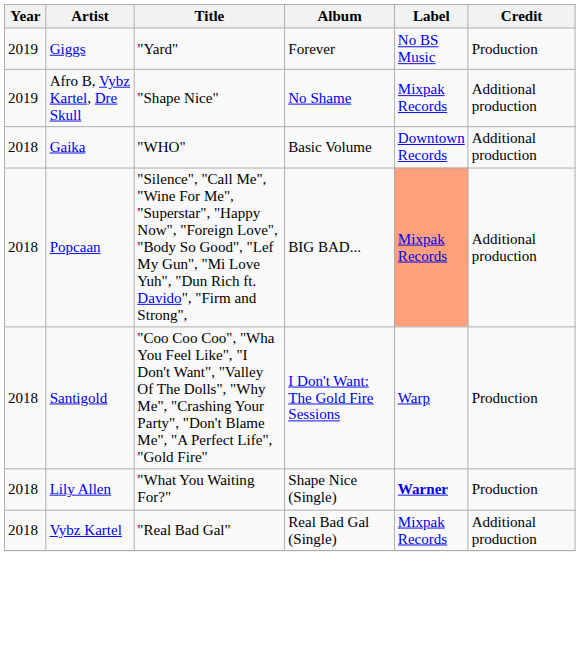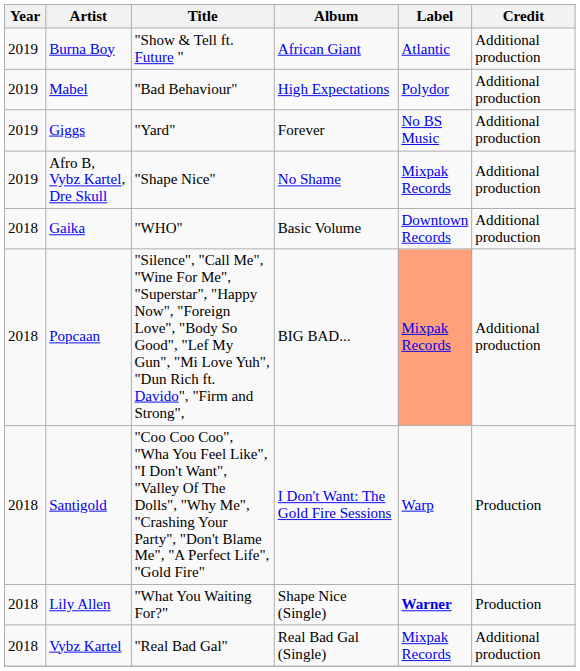+ row: (82, 48)
+ row: (68, 89)
(505, 48) Production -> (508, 130) Additional production
